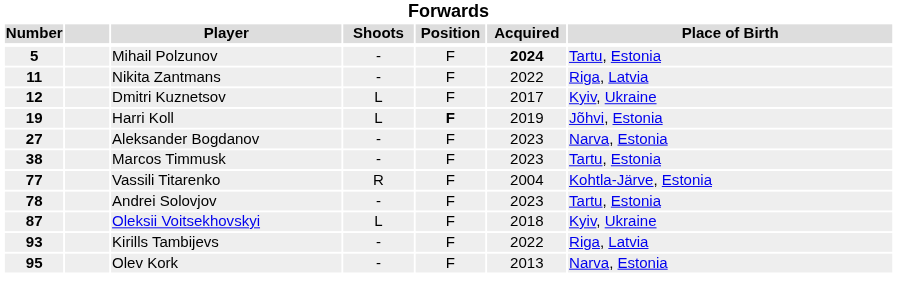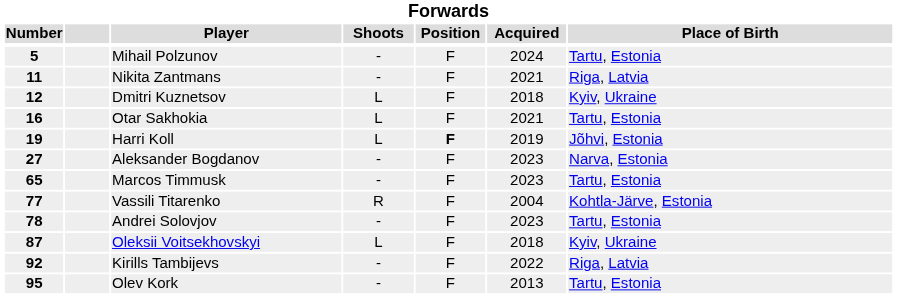(527, 56) bold -> (527, 56) normal
(527, 76) 2022 -> (527, 76) 2021
(527, 97) 2017 -> (527, 97) 2018
+ row: (160, 118)
(34, 159) 38 -> (34, 180) 65
(34, 242) 93 -> (34, 263) 92
(618, 263) Narva, Estonia -> (615, 283) Tartu, Estonia
